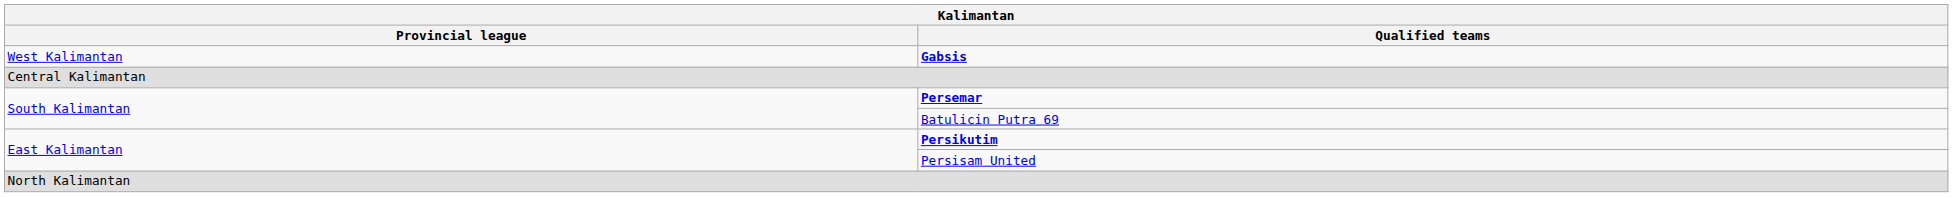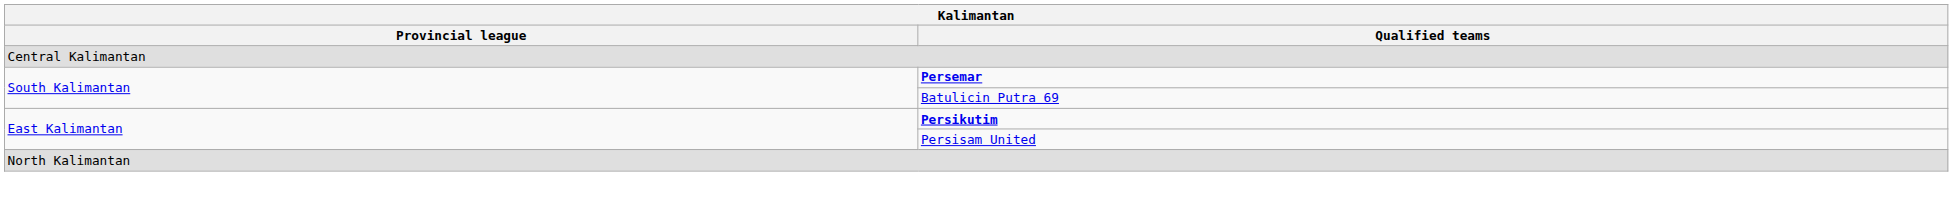- row: (944, 56)
